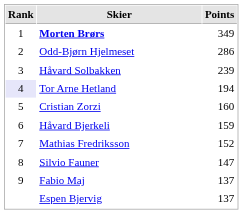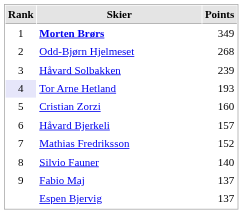(226, 52) 286 -> (226, 52) 268
(226, 88) 194 -> (226, 88) 193
(226, 125) 159 -> (226, 125) 157
(226, 162) 147 -> (226, 162) 140
